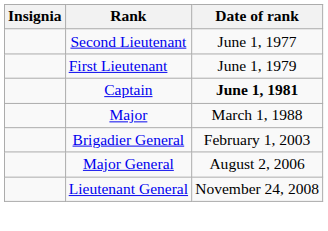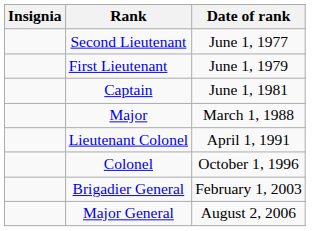(257, 90) bold -> (248, 90) normal
+ row: (128, 139)
+ row: (128, 164)
- row: (128, 189)
